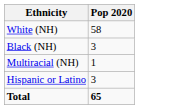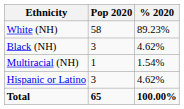+ column: (157, 12)
